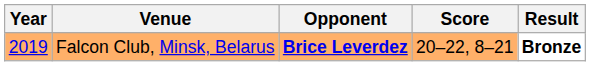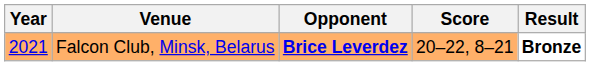(28, 47) 2019 -> (28, 47) 2021
